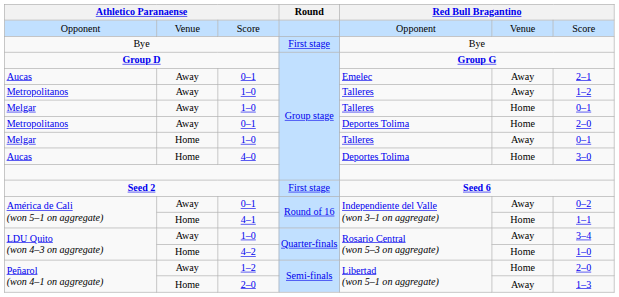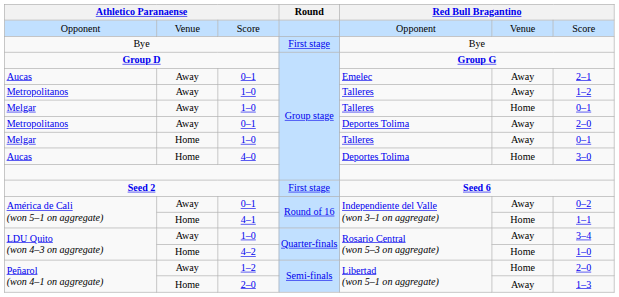(523, 124) Home -> (523, 124) Away
